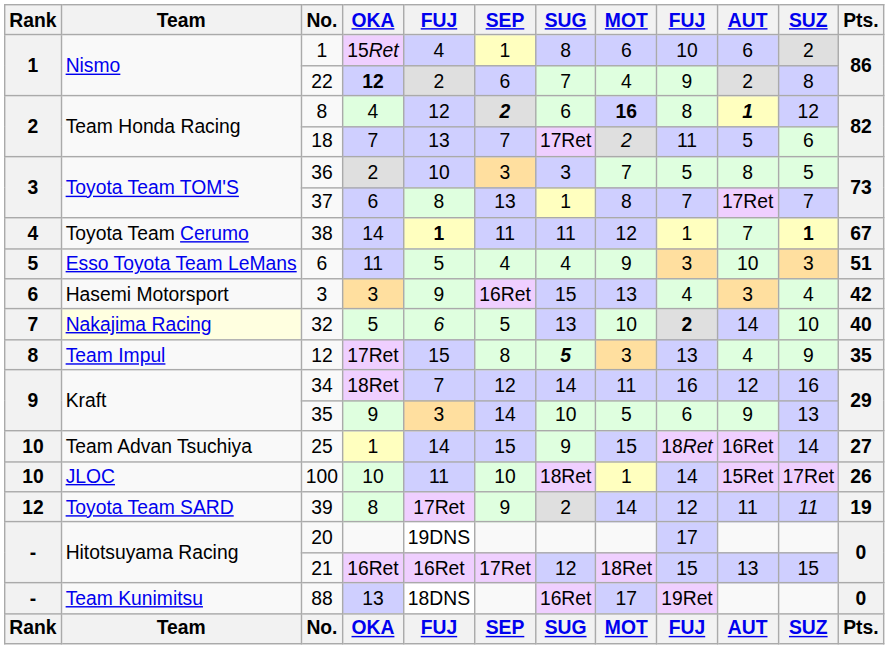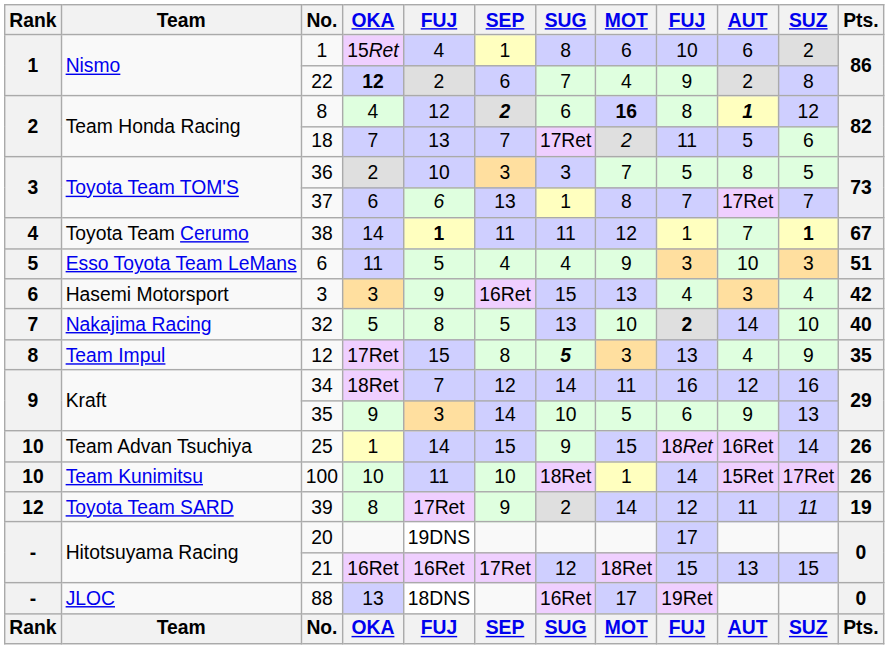(439, 202) 8 -> (439, 202) 6
(139, 324) lightyellow background -> (139, 324) no background
(439, 324) 6 -> (439, 324) 8
(861, 446) 27 -> (861, 446) 26
(90, 476) JLOC -> (134, 476) Team Kunimitsu
(134, 598) Team Kunimitsu -> (90, 598) JLOC
